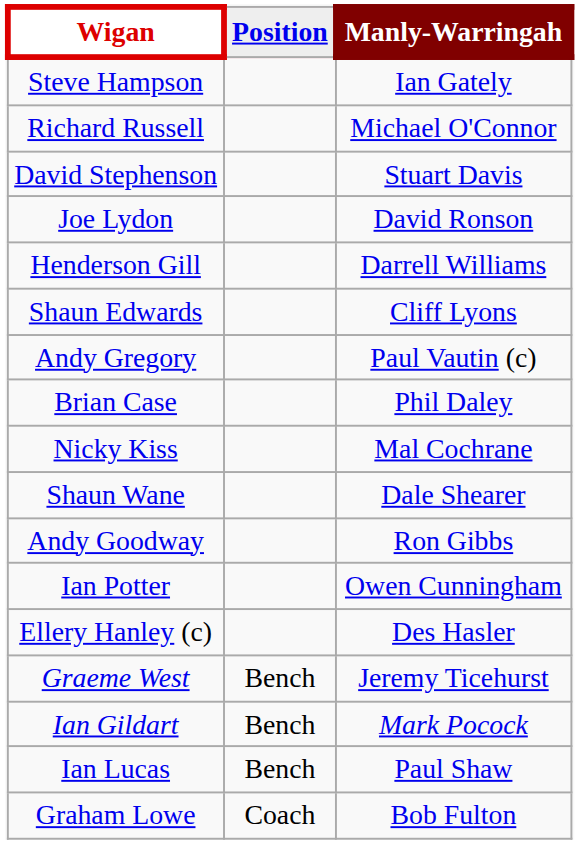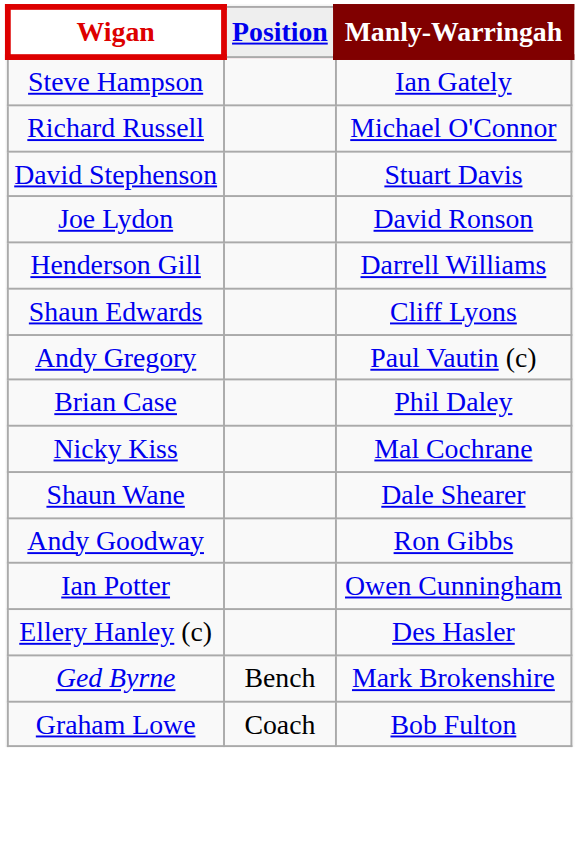+ row: (116, 677)
- row: (116, 677)
- row: (116, 723)
- row: (116, 769)
